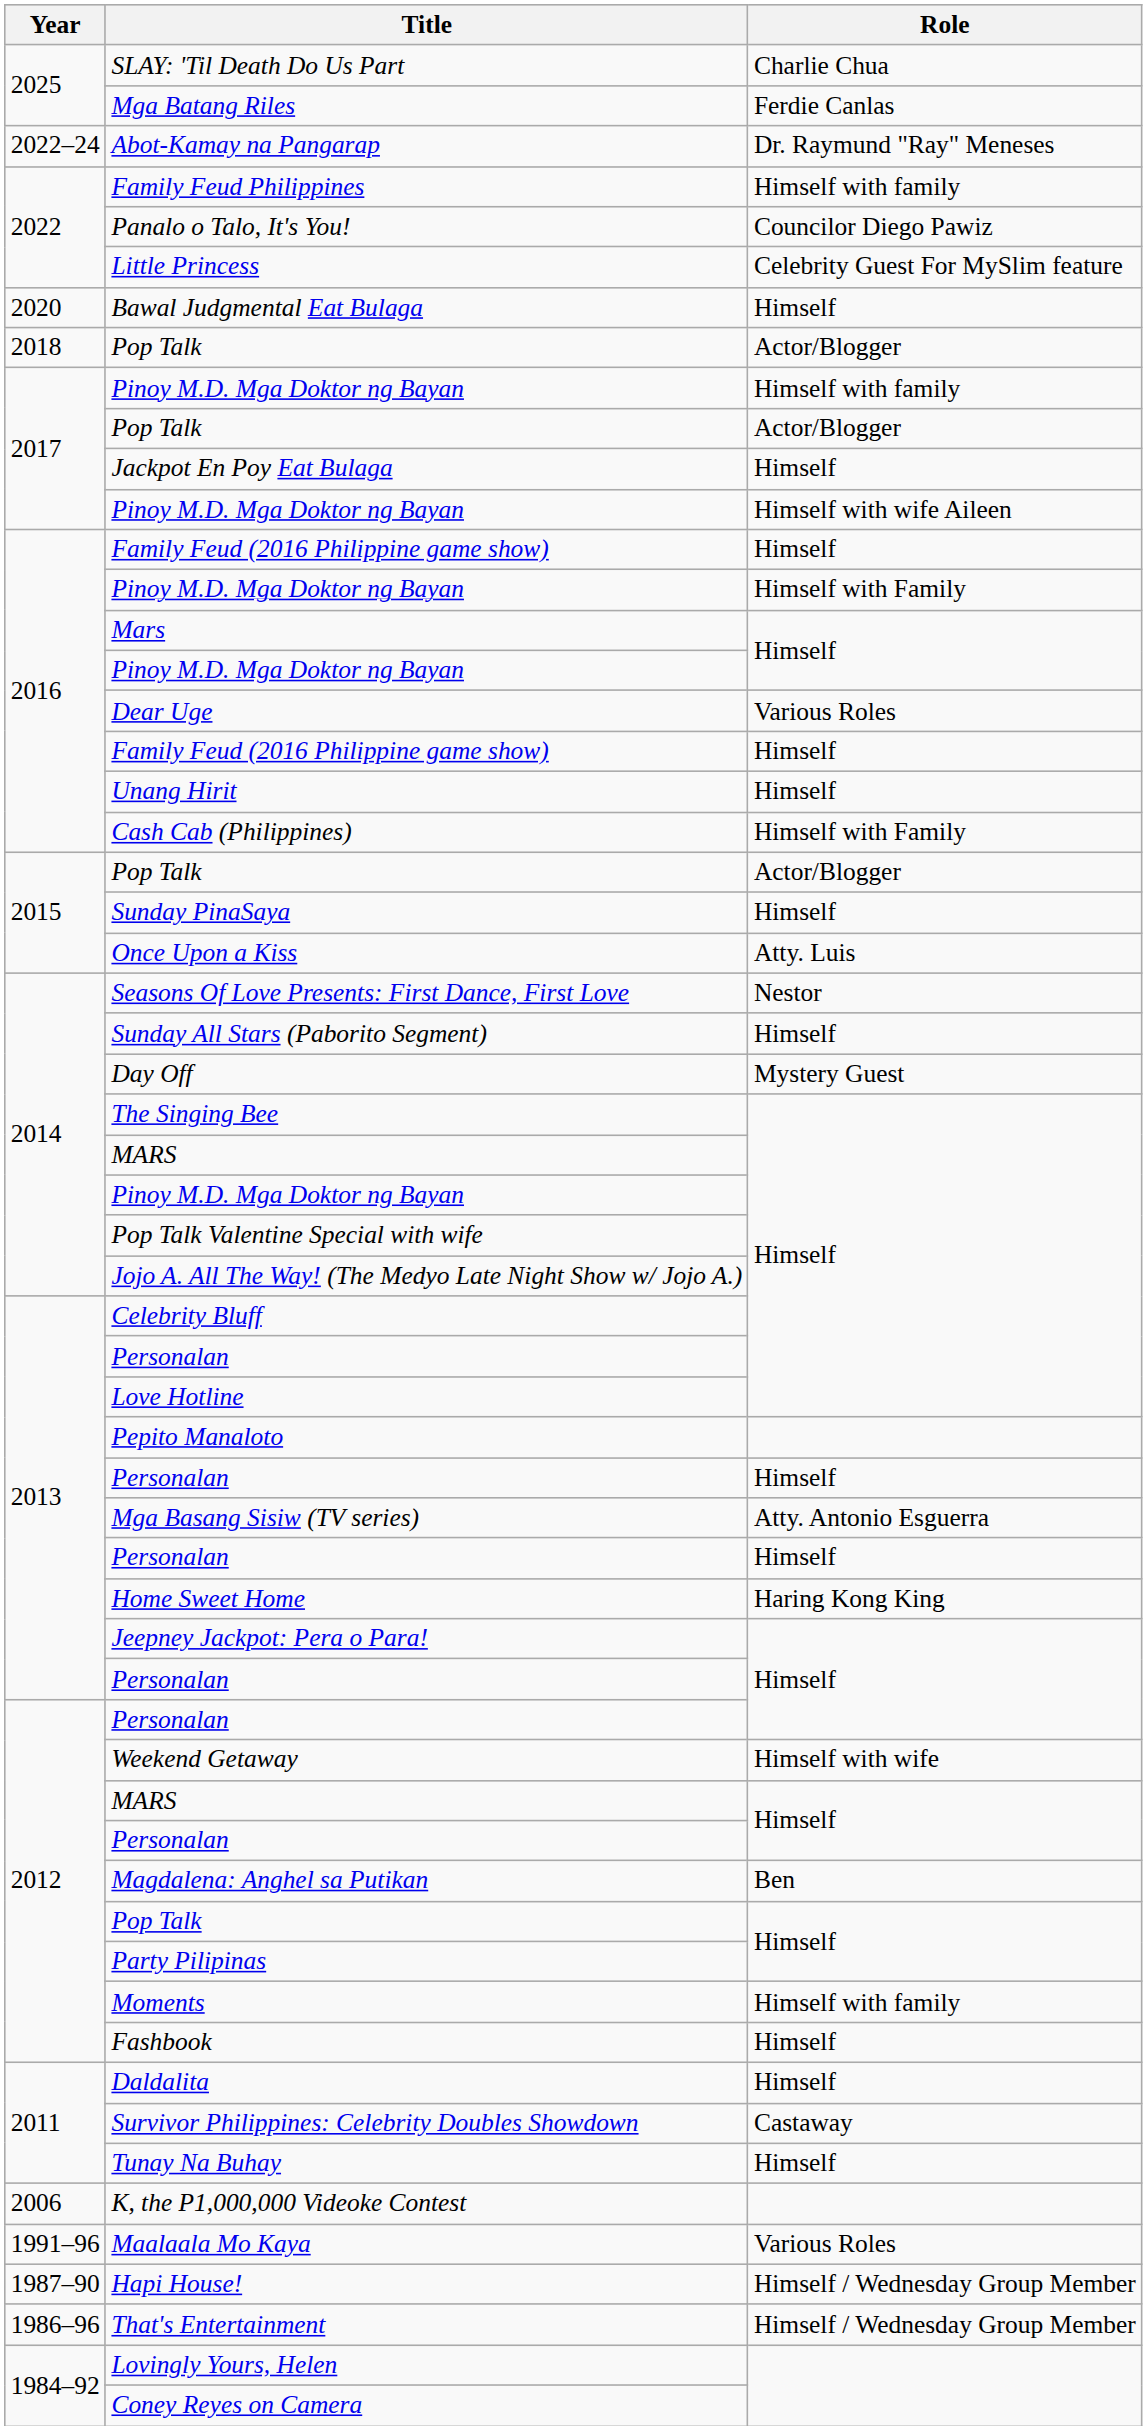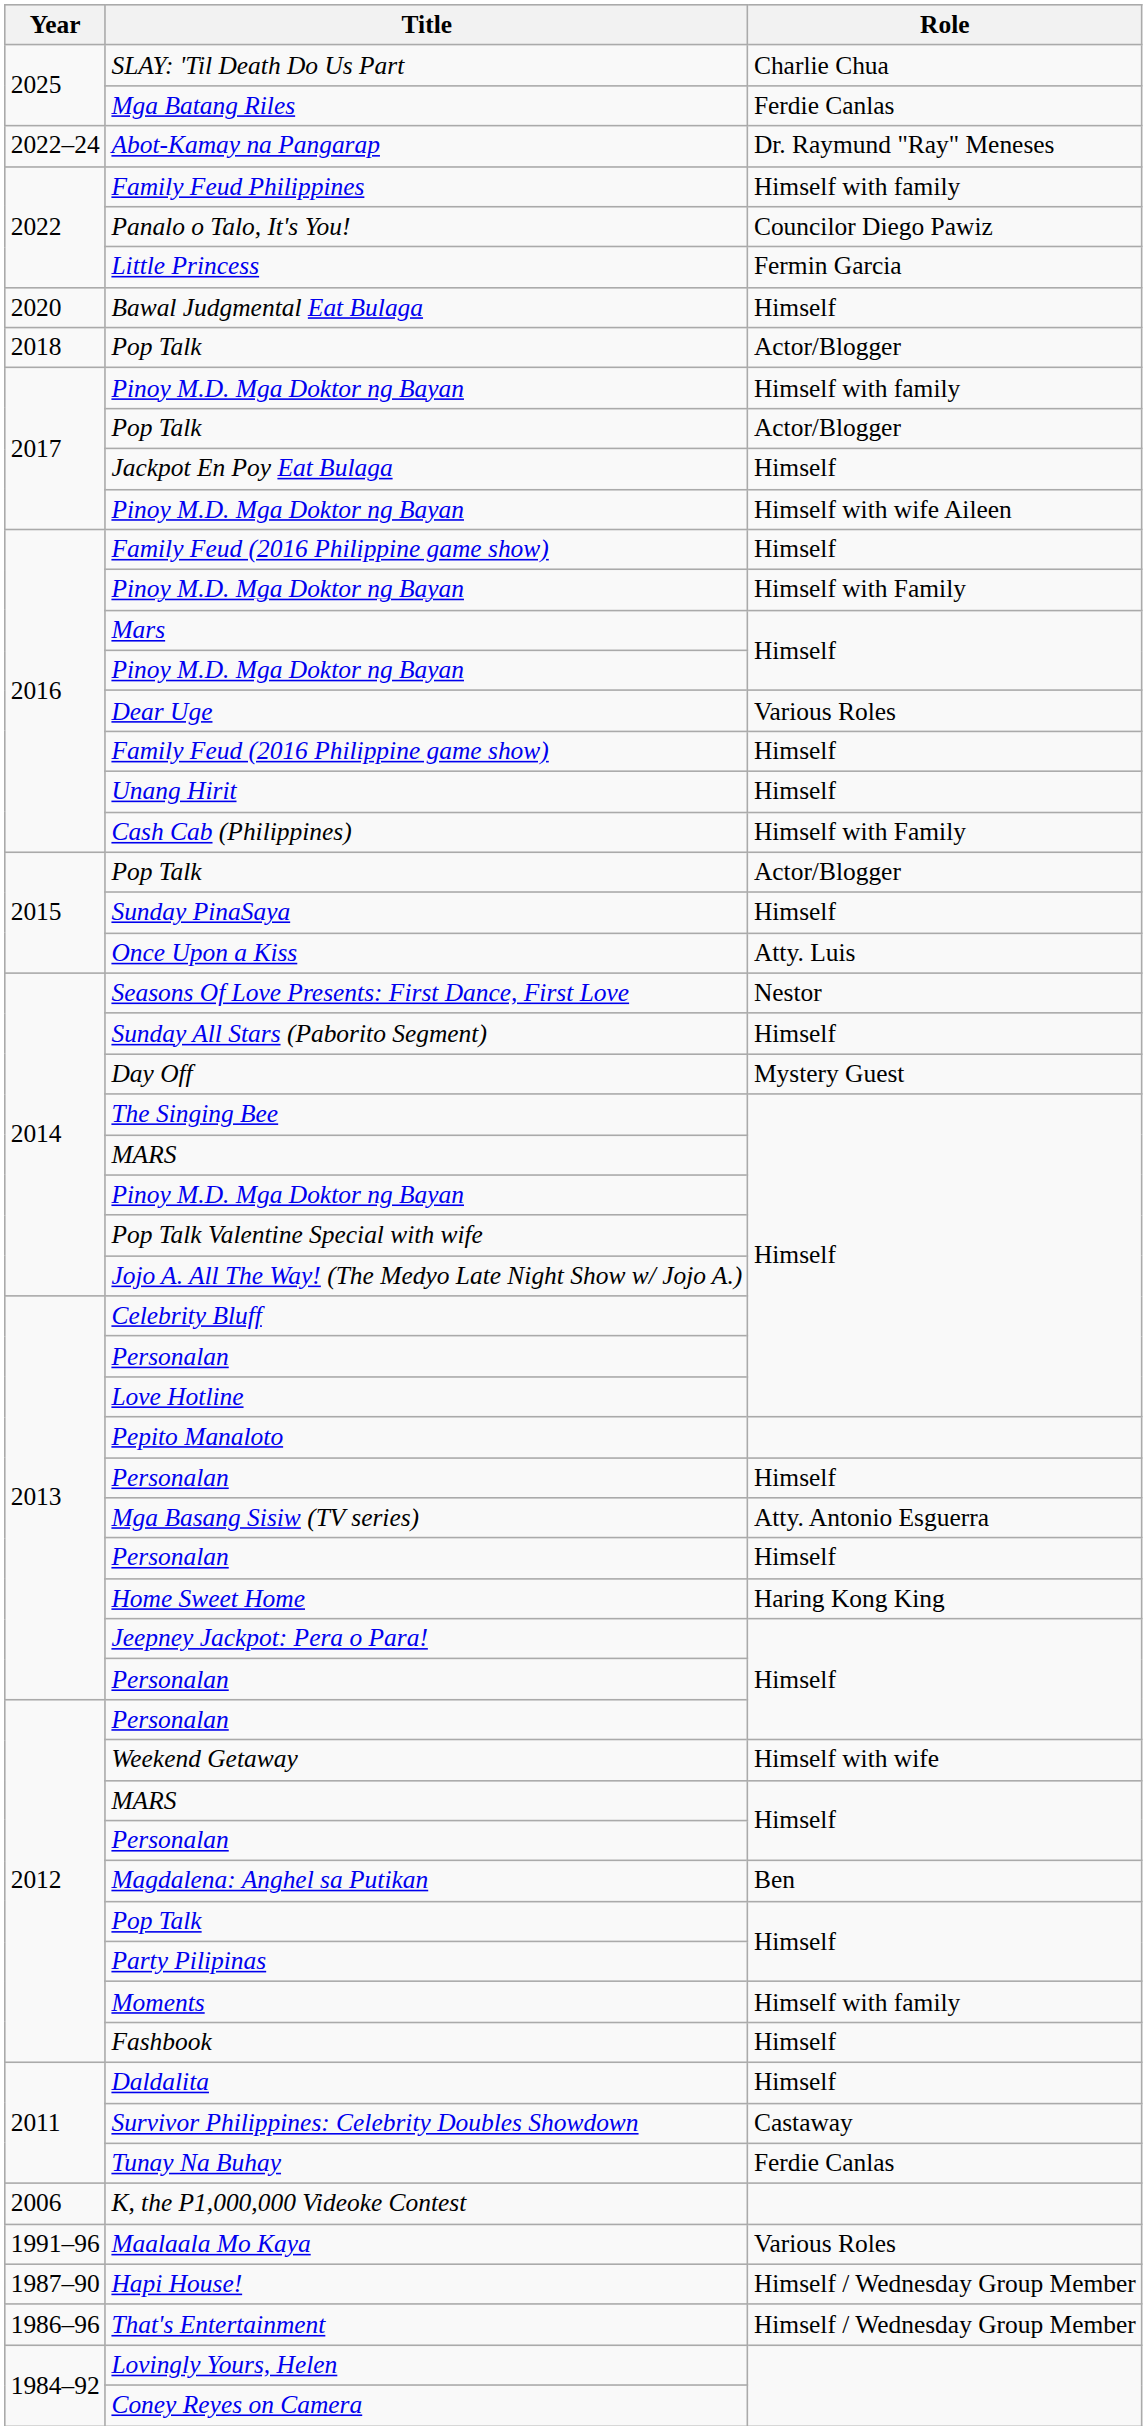(938, 266) Celebrity Guest For MySlim feature -> (828, 266) Fermin Garcia
(795, 2163) Himself -> (824, 2163) Ferdie Canlas
